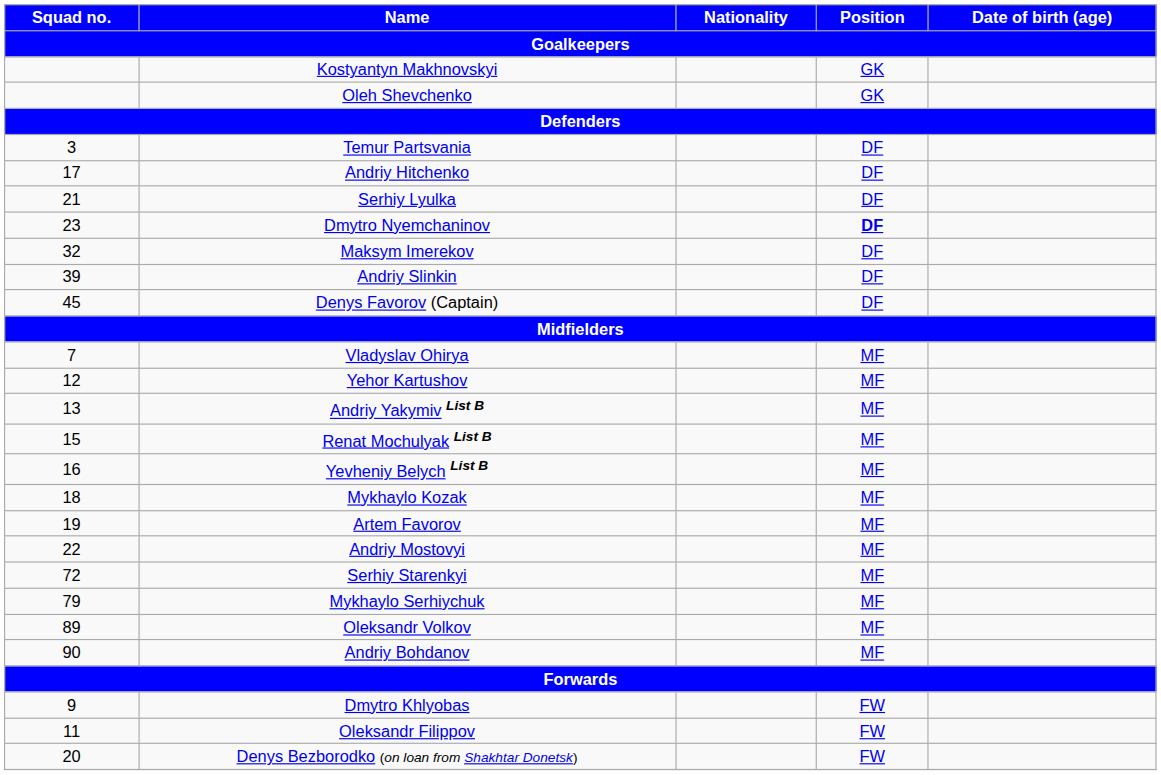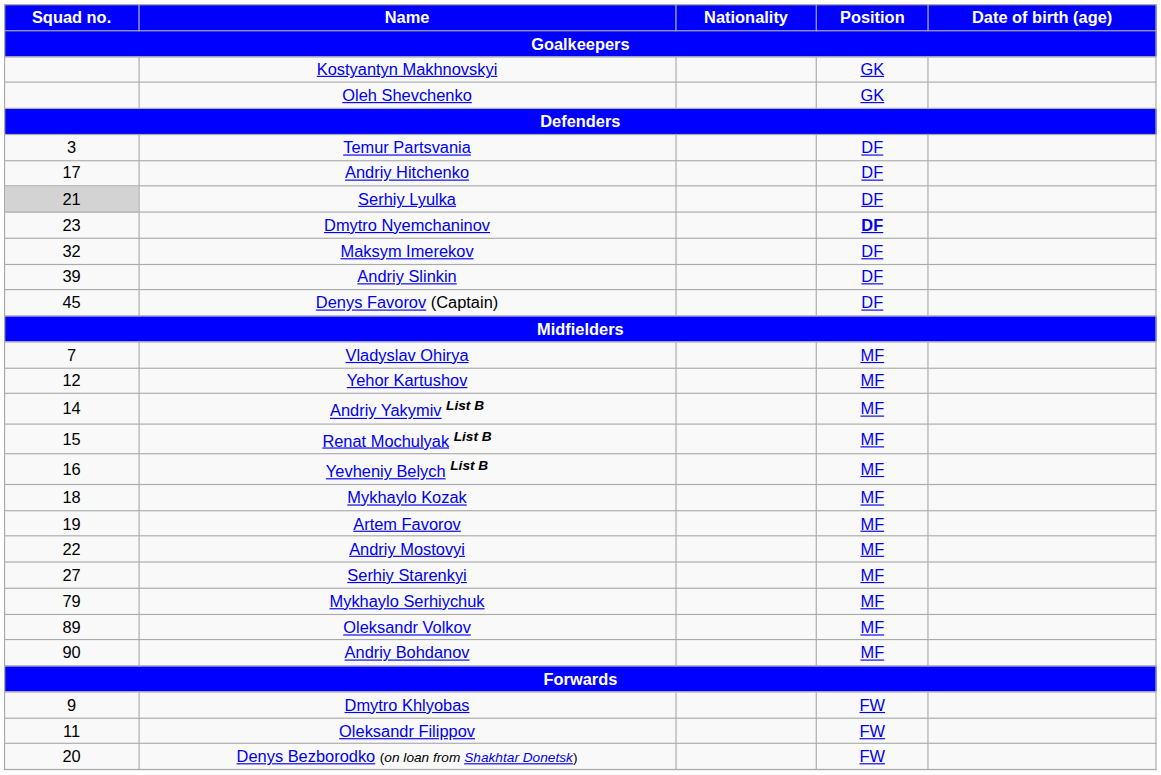(72, 199) no background -> (72, 199) lightgrey background
(72, 409) 13 -> (72, 409) 14
(72, 576) 72 -> (72, 576) 27
